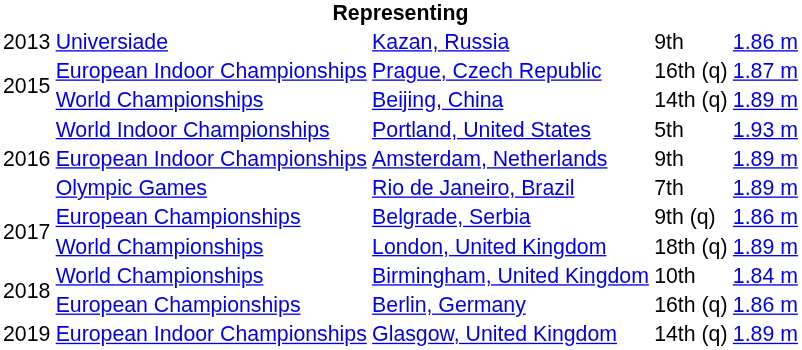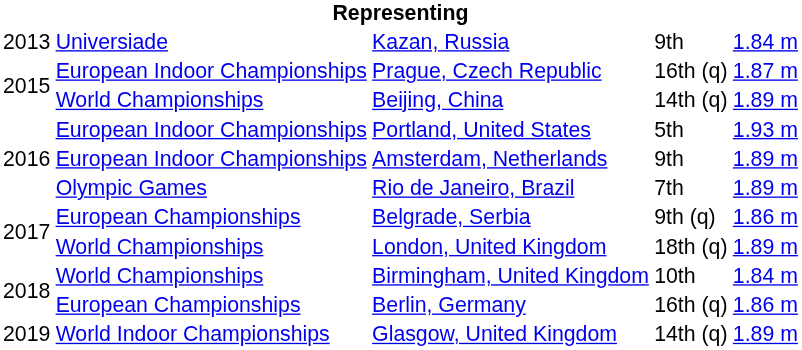(765, 42) 1.86 m -> (765, 42) 1.84 m
(193, 129) World Indoor Championships -> (211, 129) European Indoor Championships
(211, 334) European Indoor Championships -> (193, 334) World Indoor Championships
